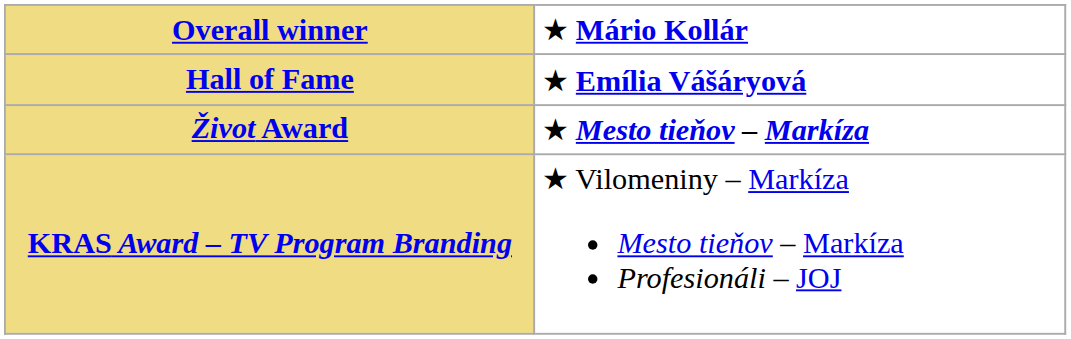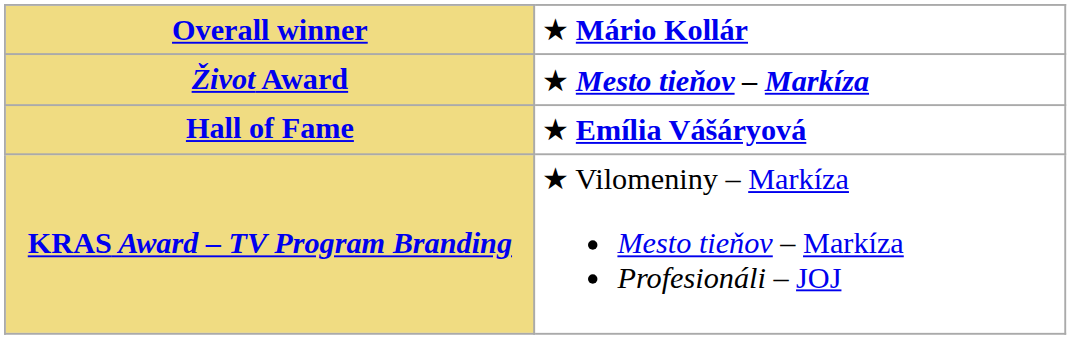rows swapped: (270, 79) <-> (270, 129)
